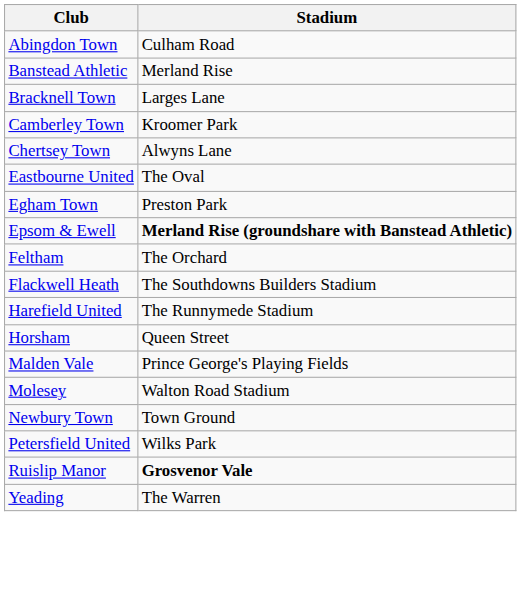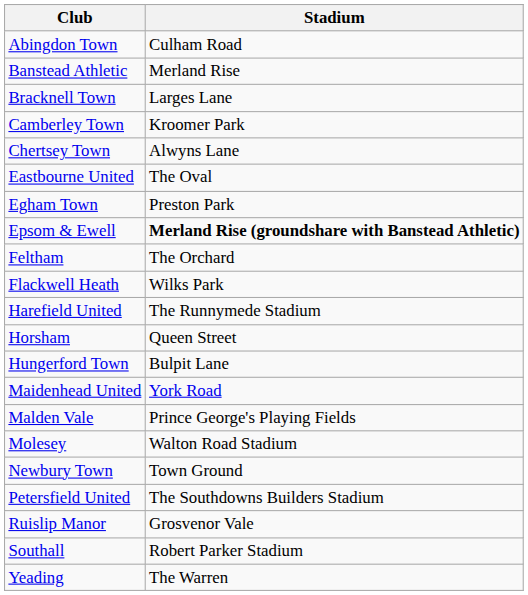(259, 284) The Southdowns Builders Stadium -> (186, 284) Wilks Park
+ row: (69, 364)
+ row: (75, 390)
(179, 444) Wilks Park -> (266, 497) The Southdowns Builders Stadium
(197, 470) bold -> (201, 524) normal
+ row: (36, 550)
